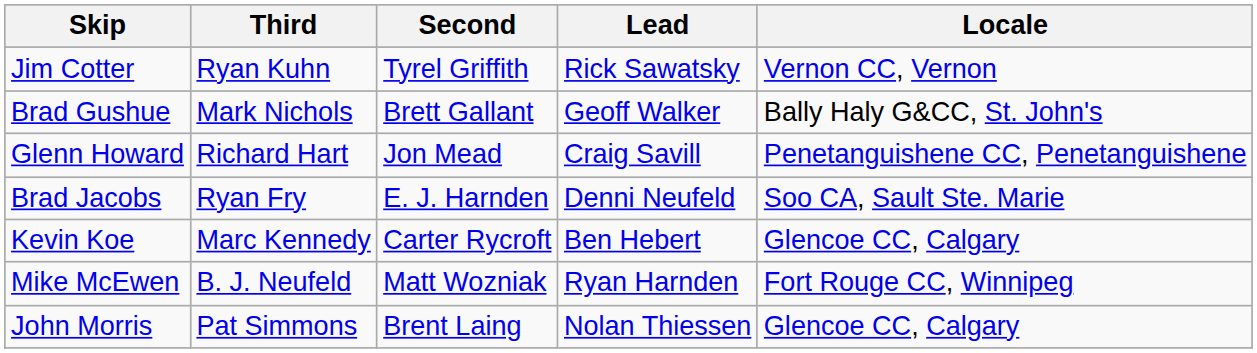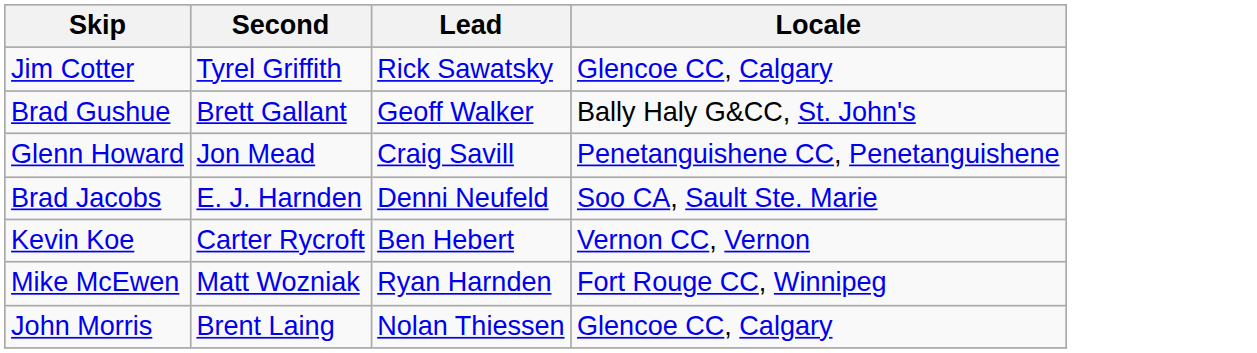- column: (284, 25)
(880, 68) Vernon CC, Vernon -> (705, 68) Glencoe CC, Calgary
(892, 240) Glencoe CC, Calgary -> (694, 240) Vernon CC, Vernon
